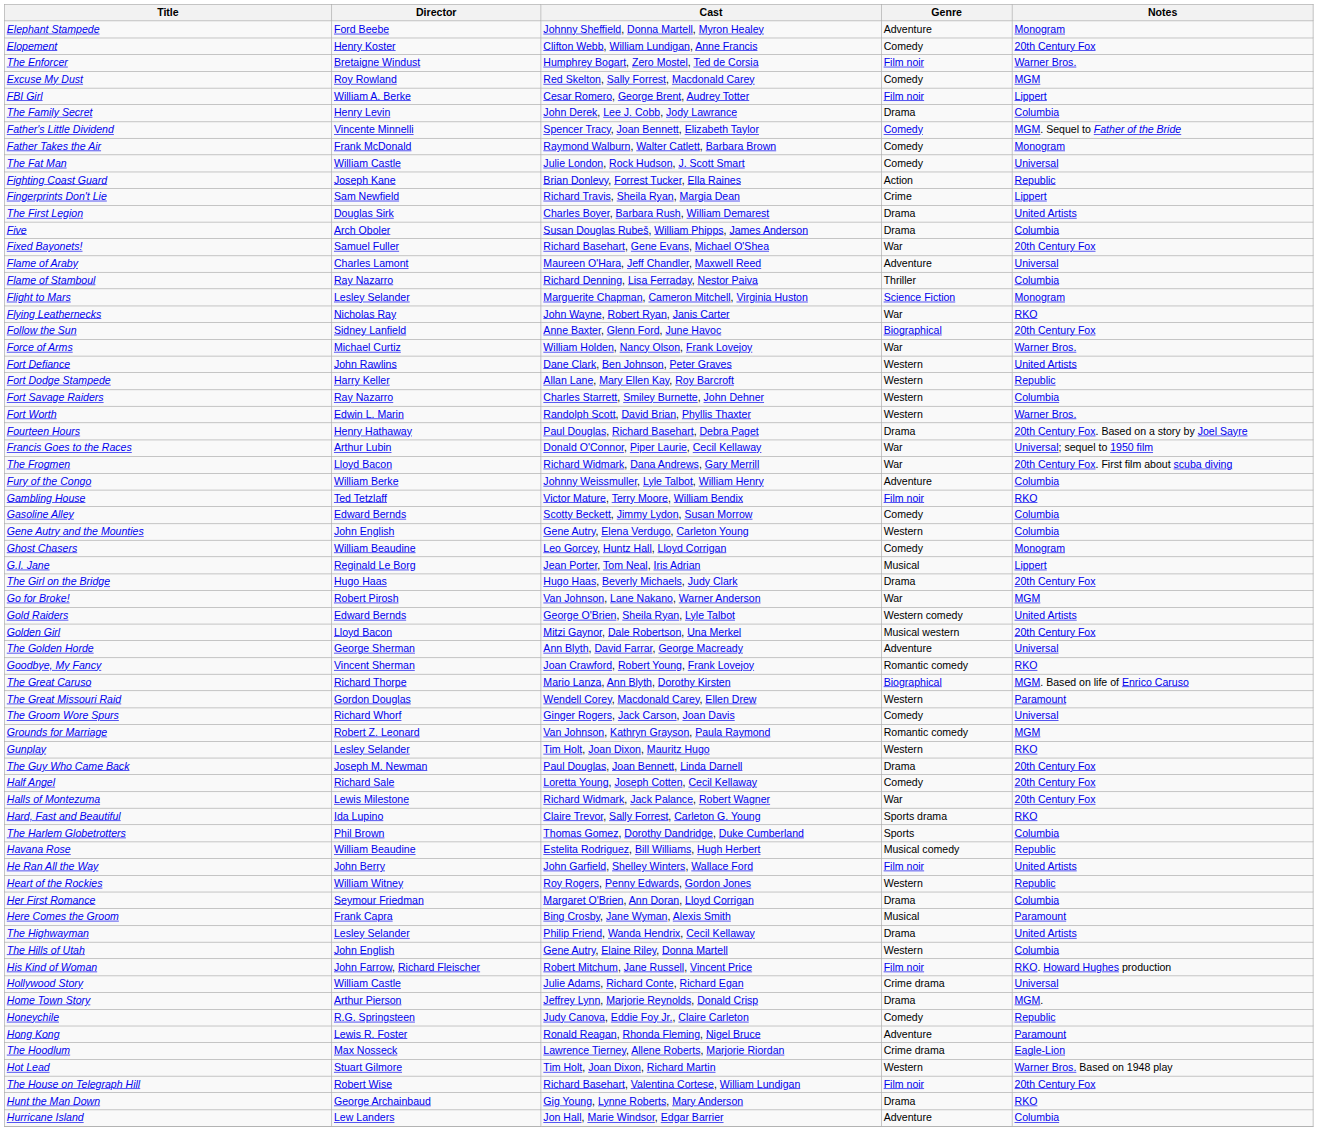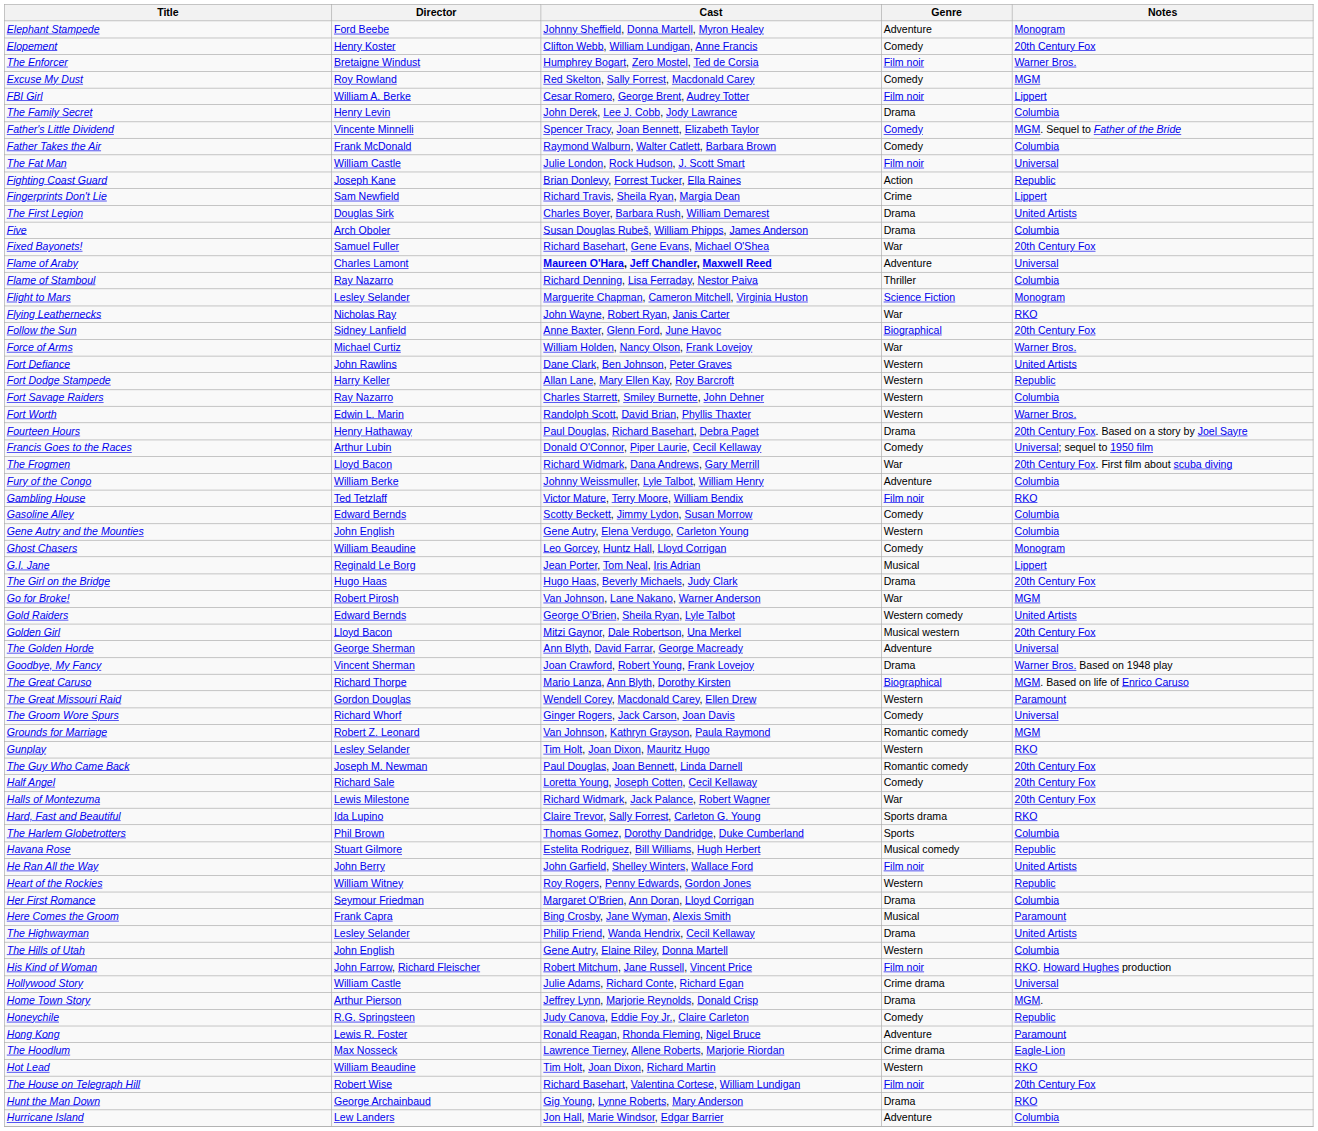(1040, 146) Monogram -> (1037, 146) Columbia
(903, 163) Comedy -> (904, 163) Film noir
(652, 264) normal -> (658, 264) bold
(893, 448) War -> (903, 448) Comedy
(926, 666) Romantic comedy -> (899, 666) Drama
(1026, 666) RKO -> (1094, 666) Warner Bros. Based on 1948 play
(899, 766) Drama -> (926, 766) Romantic comedy
(375, 850) William Beaudine -> (368, 850) Stuart Gilmore
(368, 1067) Stuart Gilmore -> (375, 1067) William Beaudine
(1094, 1067) Warner Bros. Based on 1948 play -> (1026, 1067) RKO
